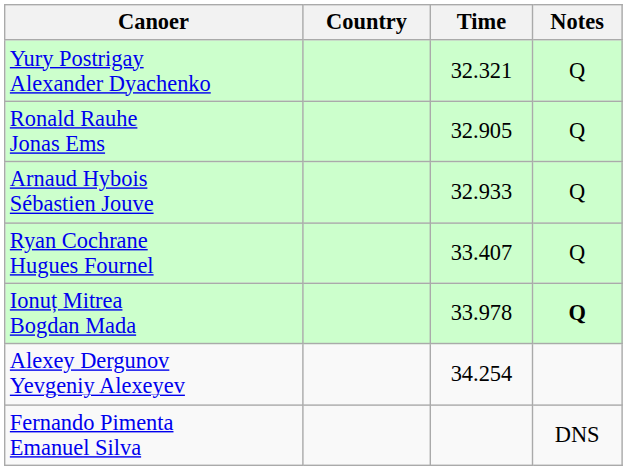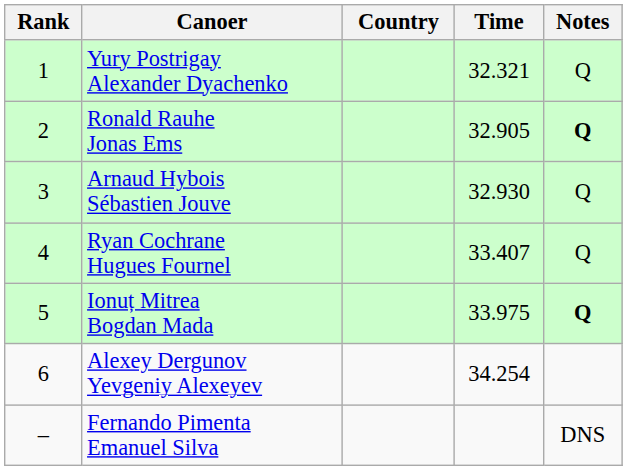+ column: (43, 22)
(577, 131) normal -> (583, 131) bold
(481, 191) 32.933 -> (499, 191) 32.930
(481, 313) 33.978 -> (499, 313) 33.975
